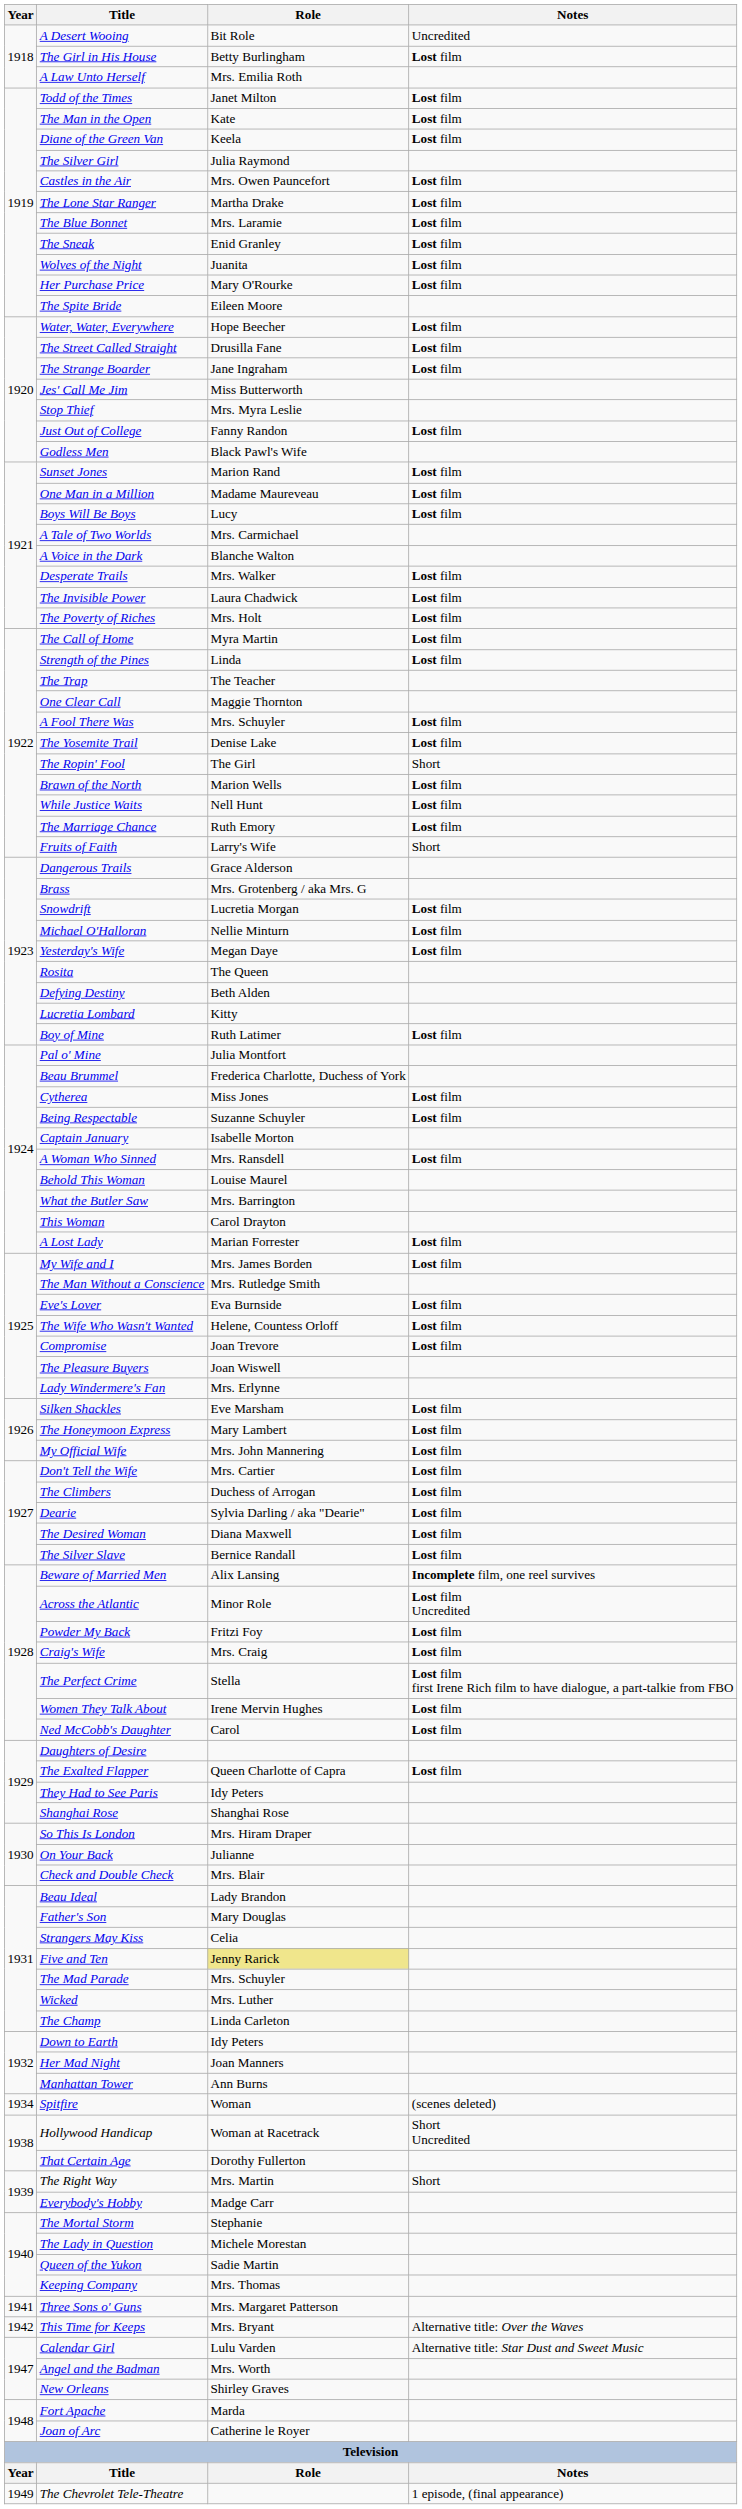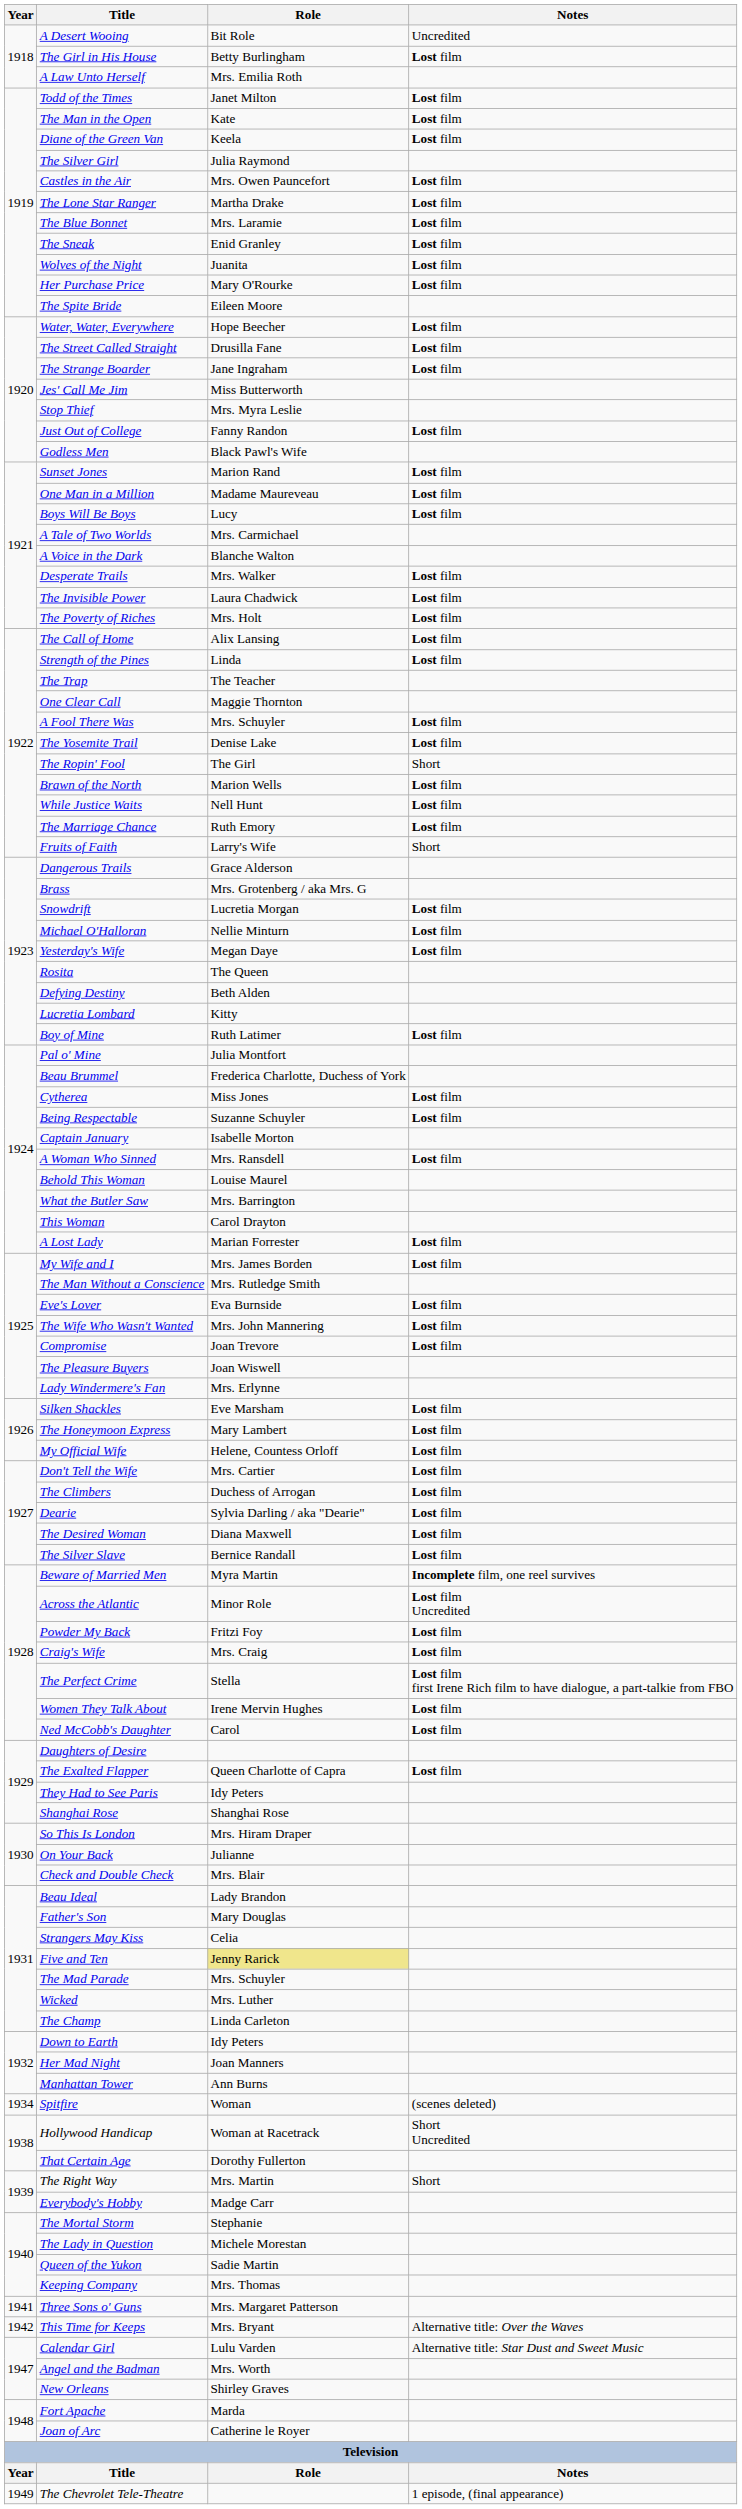(244, 639) Myra Martin -> (245, 639) Alix Lansing
(274, 1325) Helene, Countess Orloff -> (267, 1325) Mrs. John Mannering
(267, 1450) Mrs. John Mannering -> (274, 1450) Helene, Countess Orloff
(245, 1575) Alix Lansing -> (244, 1575) Myra Martin
